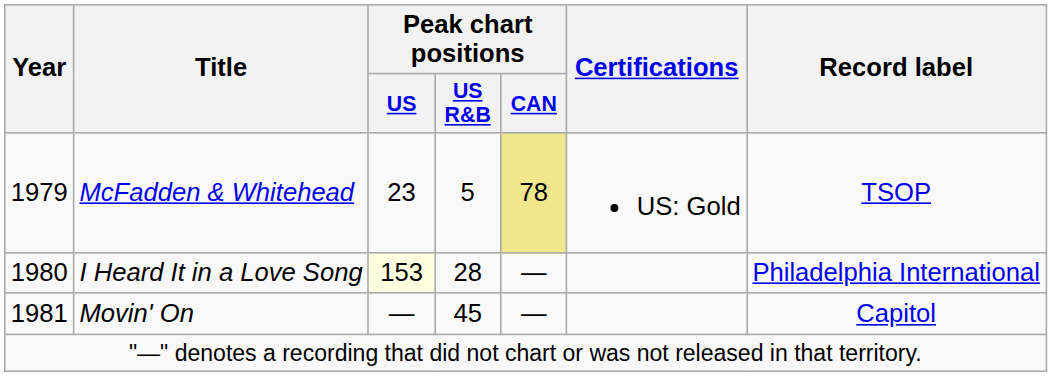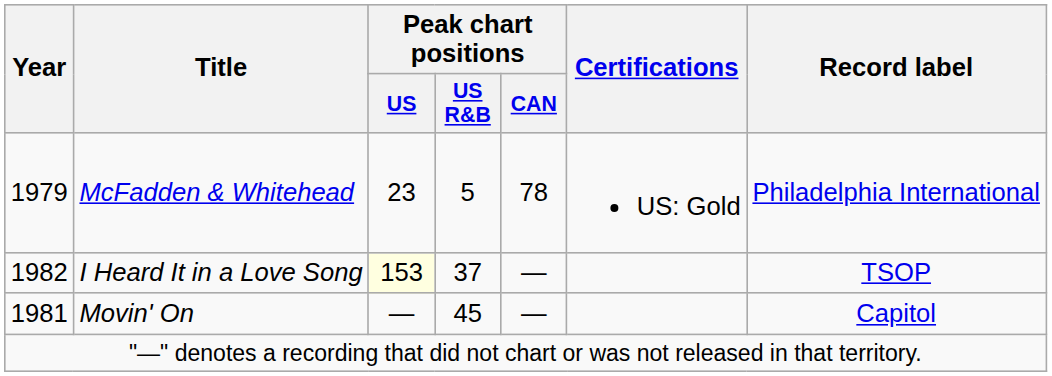(534, 192) khaki background -> (534, 192) no background
(896, 192) TSOP -> (896, 192) Philadelphia International
(39, 272) 1980 -> (39, 272) 1982
(468, 272) 28 -> (468, 272) 37
(896, 272) Philadelphia International -> (896, 272) TSOP
